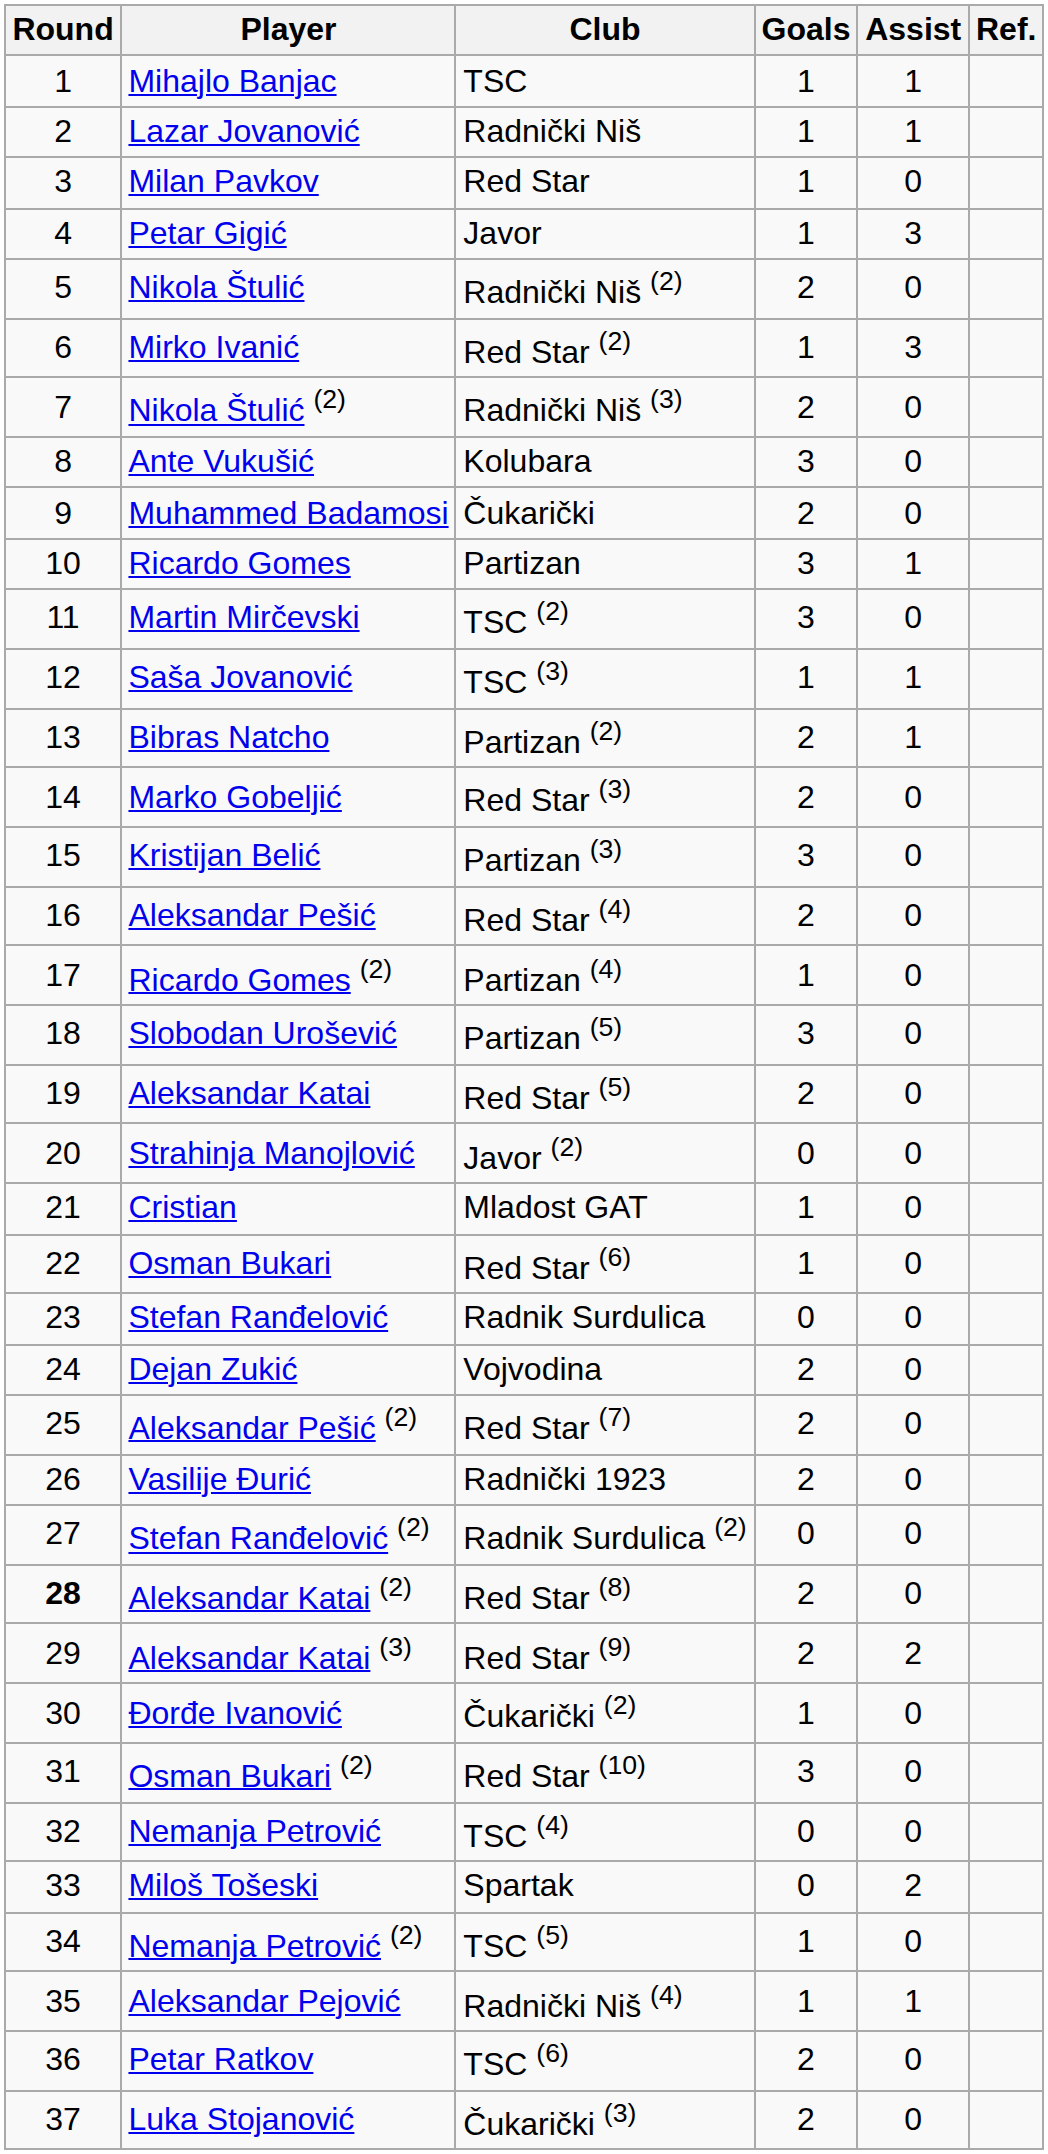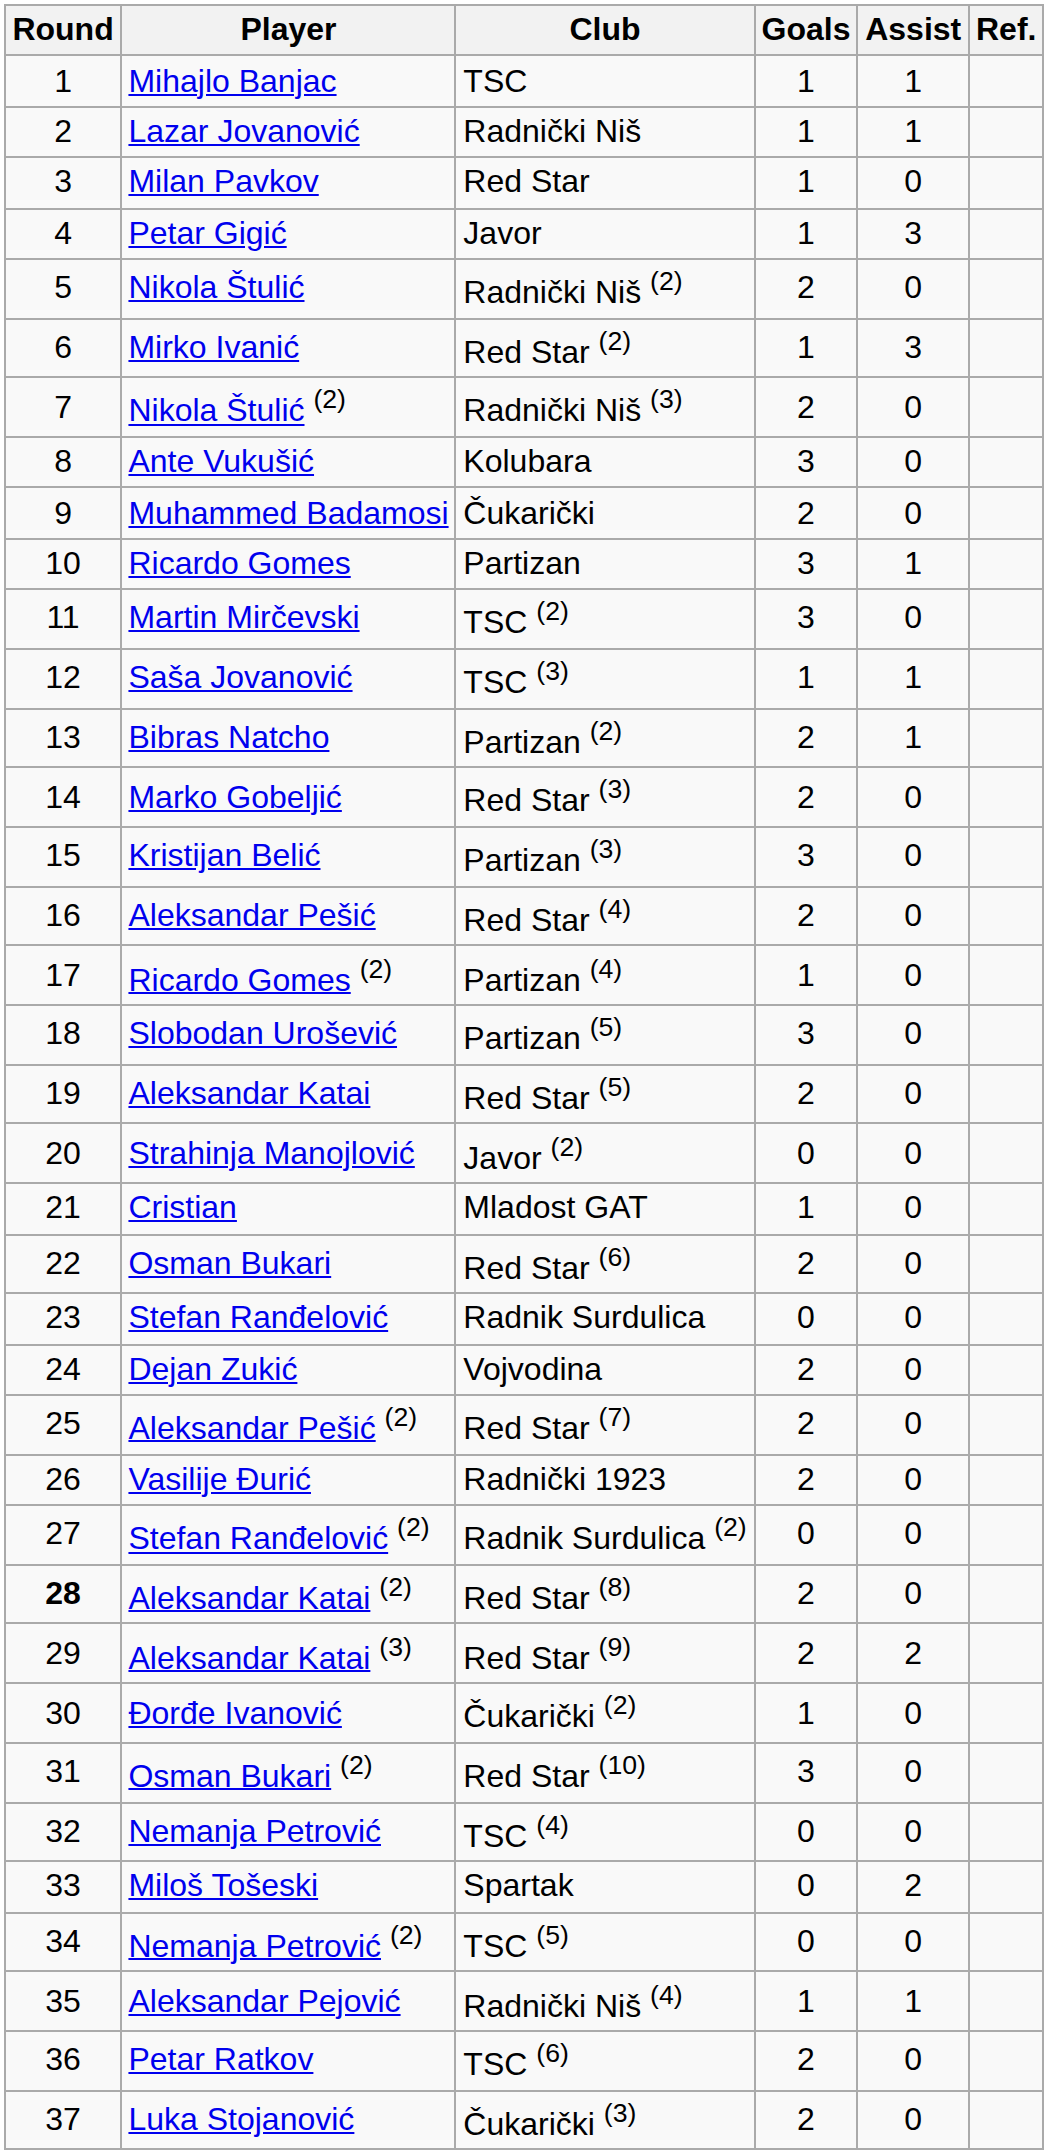(806, 1263) 1 -> (806, 1263) 2
(806, 1941) 1 -> (806, 1941) 0
